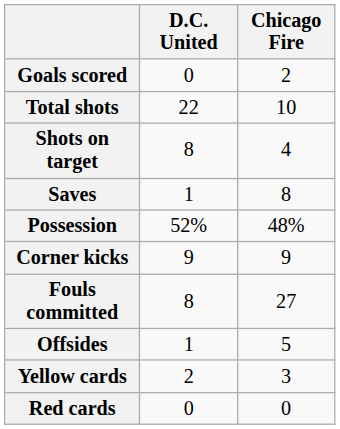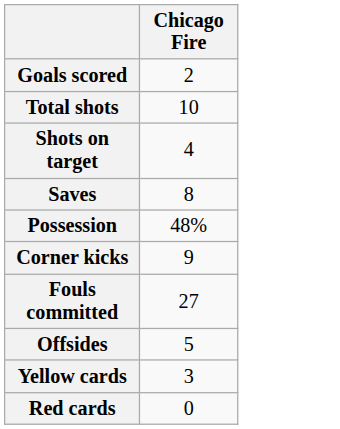- column: (189, 31)
